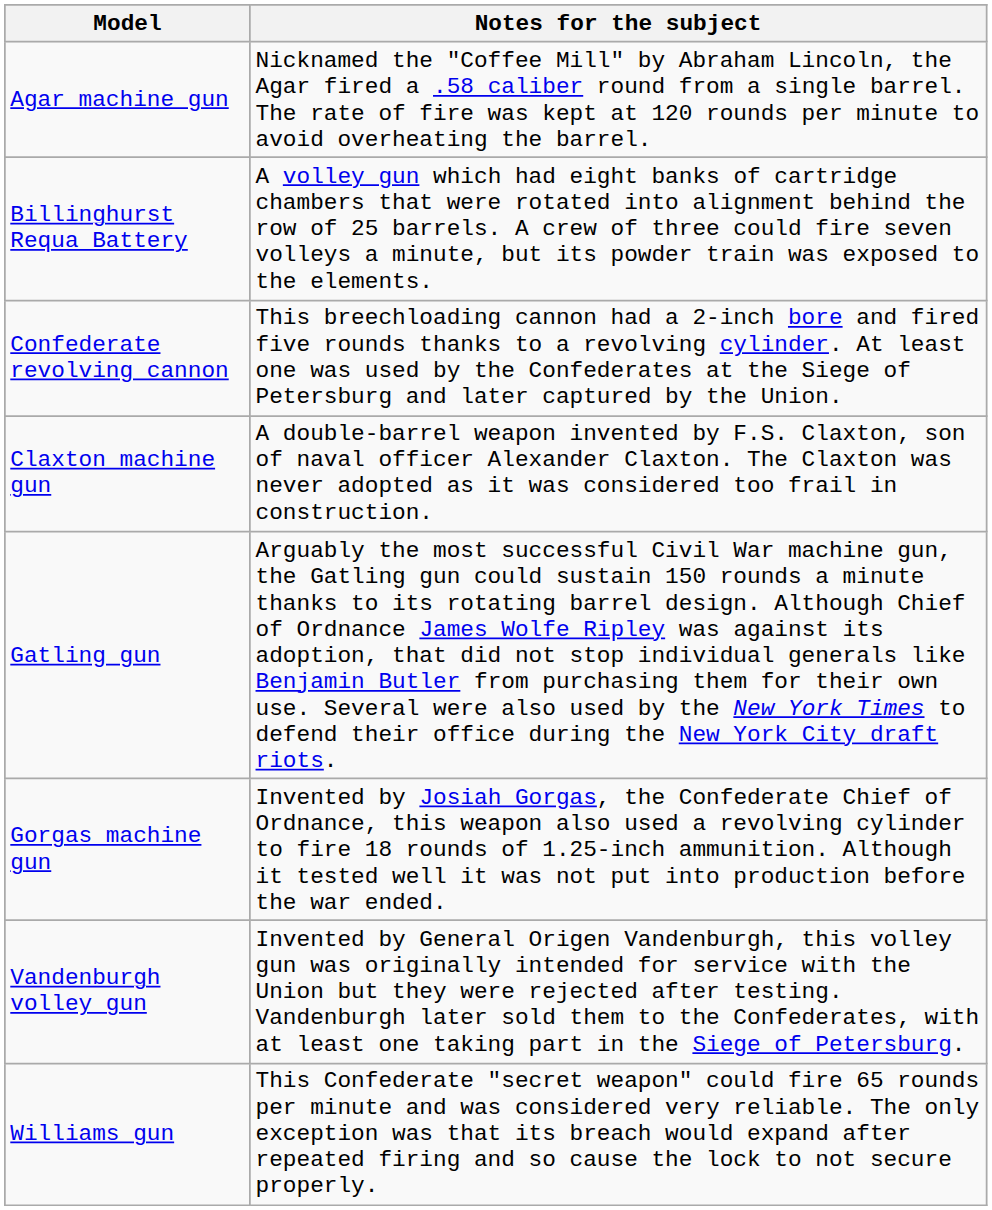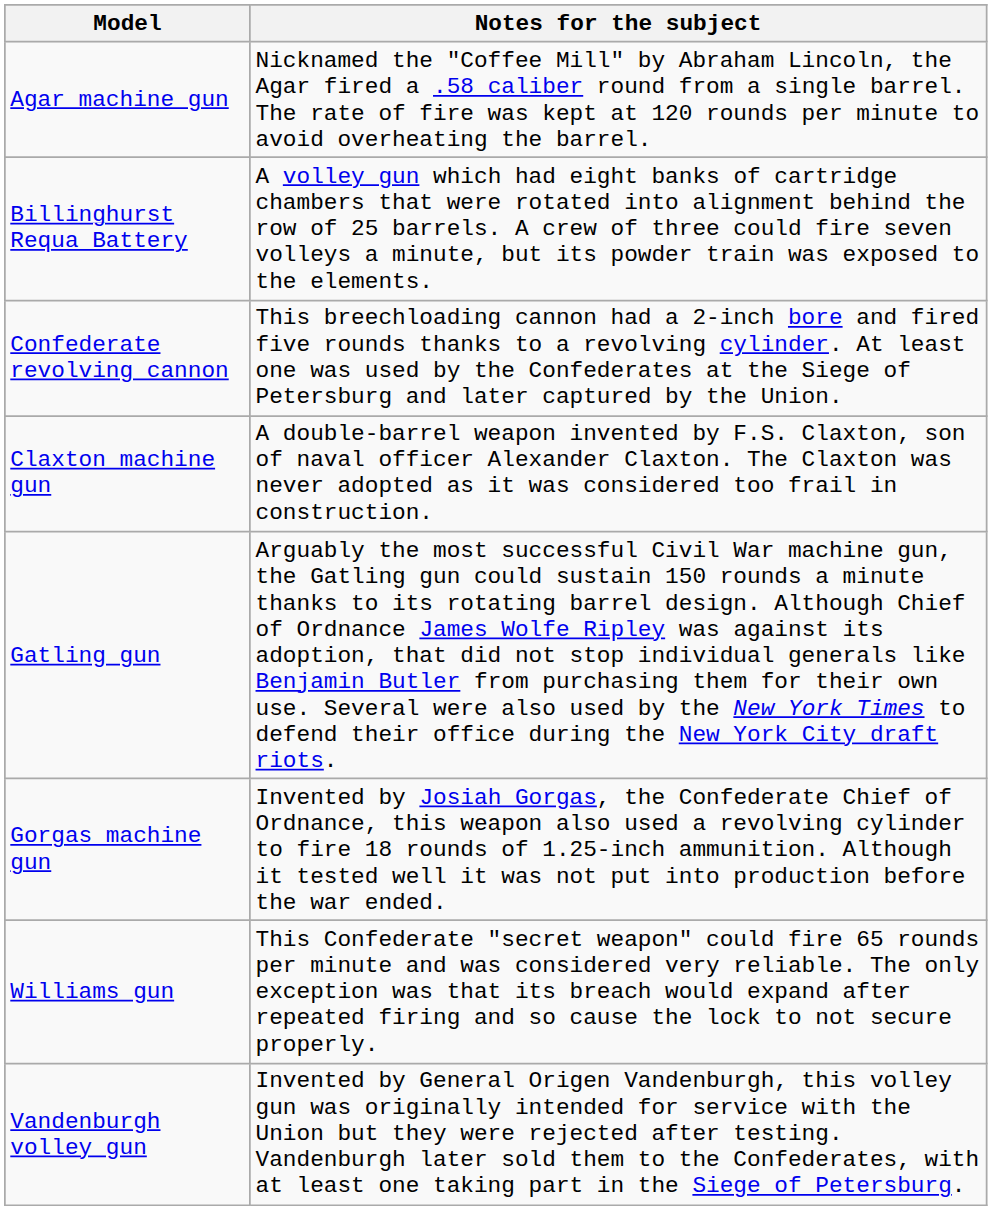rows swapped: (85, 992) <-> (92, 1134)
